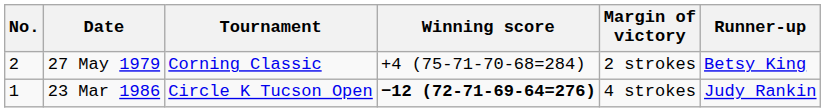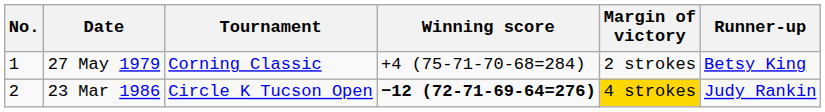(14, 66) 2 -> (14, 66) 1
(14, 93) 1 -> (14, 93) 2
(650, 93) no background -> (650, 93) gold background
